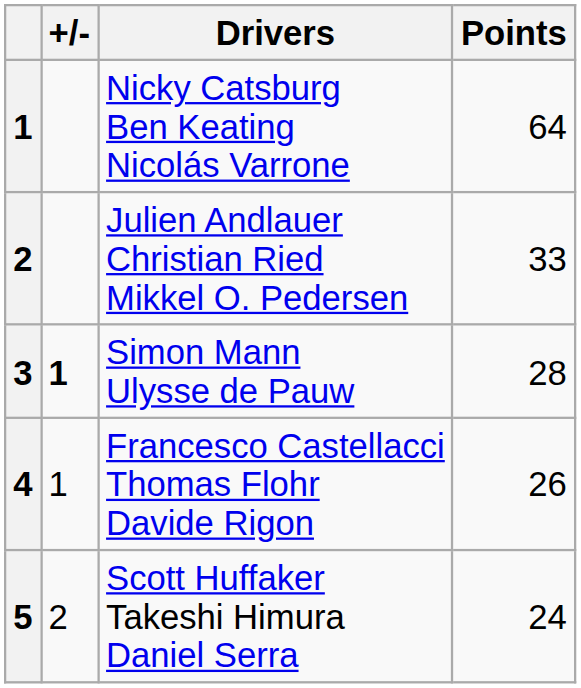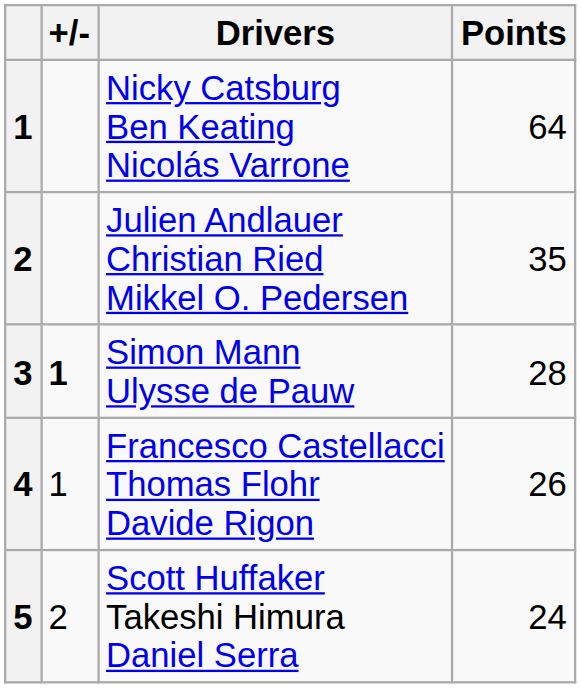(547, 259) 33 -> (547, 259) 35
